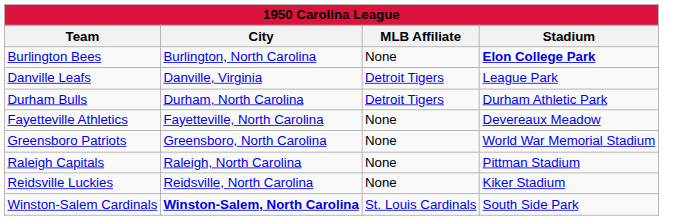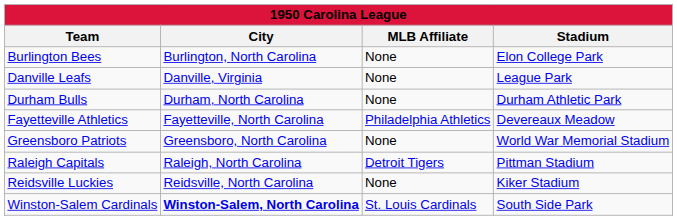(539, 57) bold -> (550, 57) normal
(404, 78) Detroit Tigers -> (381, 78) None
(404, 99) Detroit Tigers -> (381, 99) None
(381, 120) None -> (428, 120) Philadelphia Athletics
(381, 162) None -> (404, 162) Detroit Tigers
